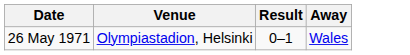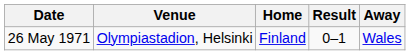+ column: (282, 15)
